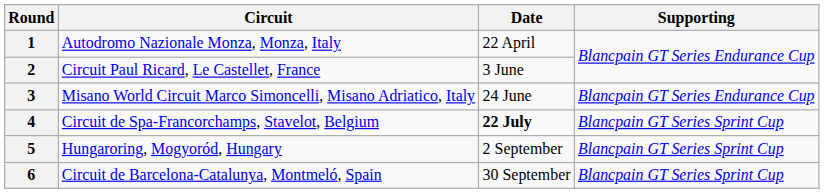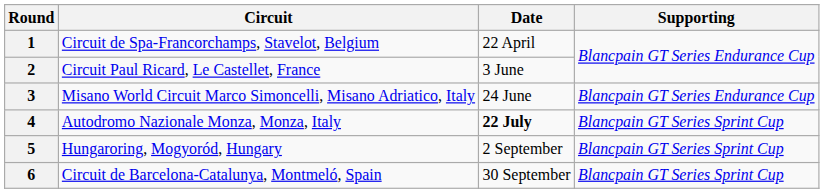(201, 43) Autodromo Nazionale Monza, Monza, Italy -> (220, 43) Circuit de Spa-Francorchamps, Stavelot, Belgium
(220, 122) Circuit de Spa-Francorchamps, Stavelot, Belgium -> (201, 122) Autodromo Nazionale Monza, Monza, Italy
